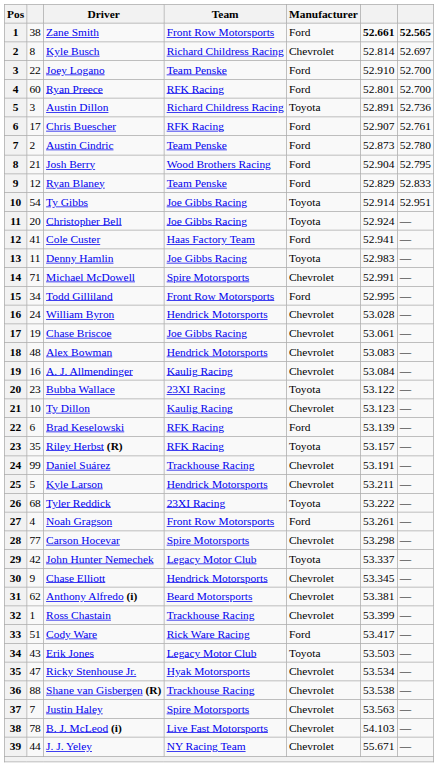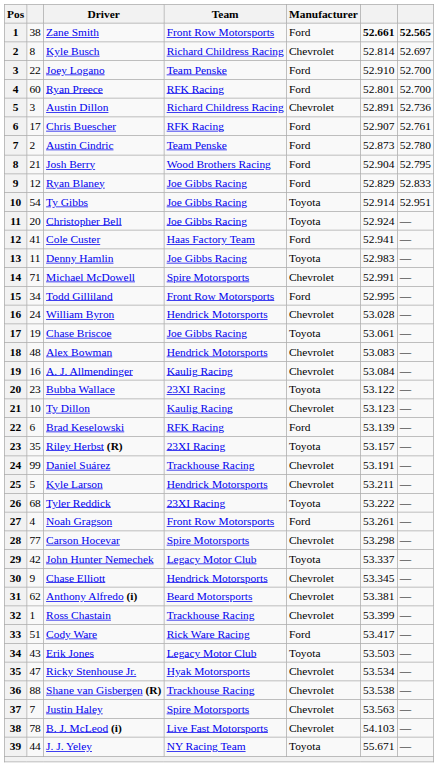(305, 108) Toyota -> (311, 108) Chevrolet
(197, 183) Team Penske -> (207, 183) Joe Gibbs Racing
(311, 333) Chevrolet -> (305, 333) Toyota
(195, 446) RFK Racing -> (196, 446) 23XI Racing
(311, 747) Chevrolet -> (305, 747) Toyota
